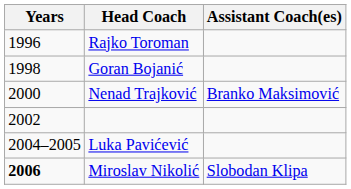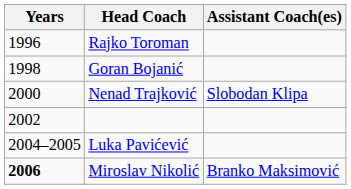(273, 94) Branko Maksimović -> (257, 94) Slobodan Klipa
(257, 171) Slobodan Klipa -> (273, 171) Branko Maksimović
